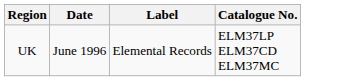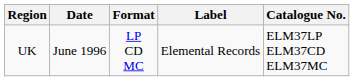+ column: (134, 14)
